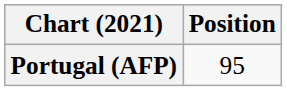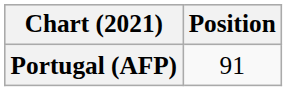(232, 64) 95 -> (232, 64) 91
